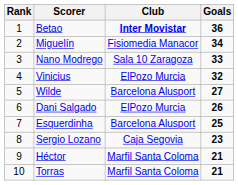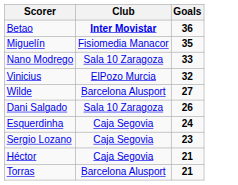- column: (19, 12)
(217, 44) 34 -> (187, 44) 35
(153, 108) ElPozo Murcia -> (123, 108) Sala 10 Zaragoza
(153, 124) Barcelona Alusport -> (123, 124) Caja Segovia
(217, 124) 25 -> (187, 124) 24
(153, 156) Marfil Santa Coloma -> (123, 156) Caja Segovia
(153, 172) Marfil Santa Coloma -> (123, 172) Barcelona Alusport
